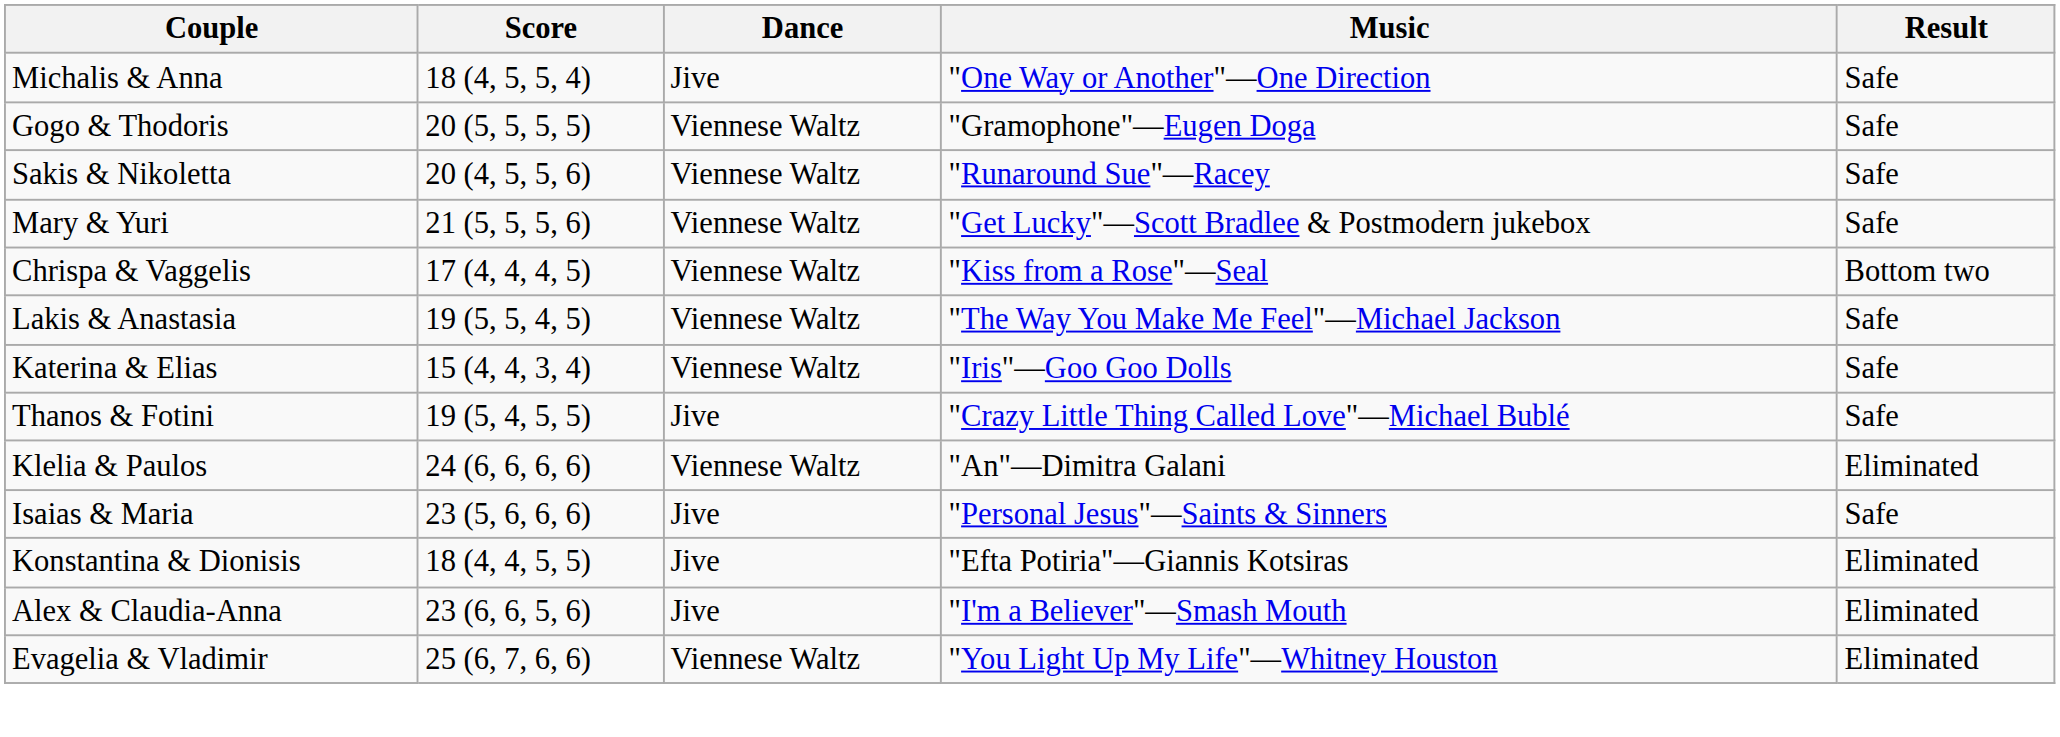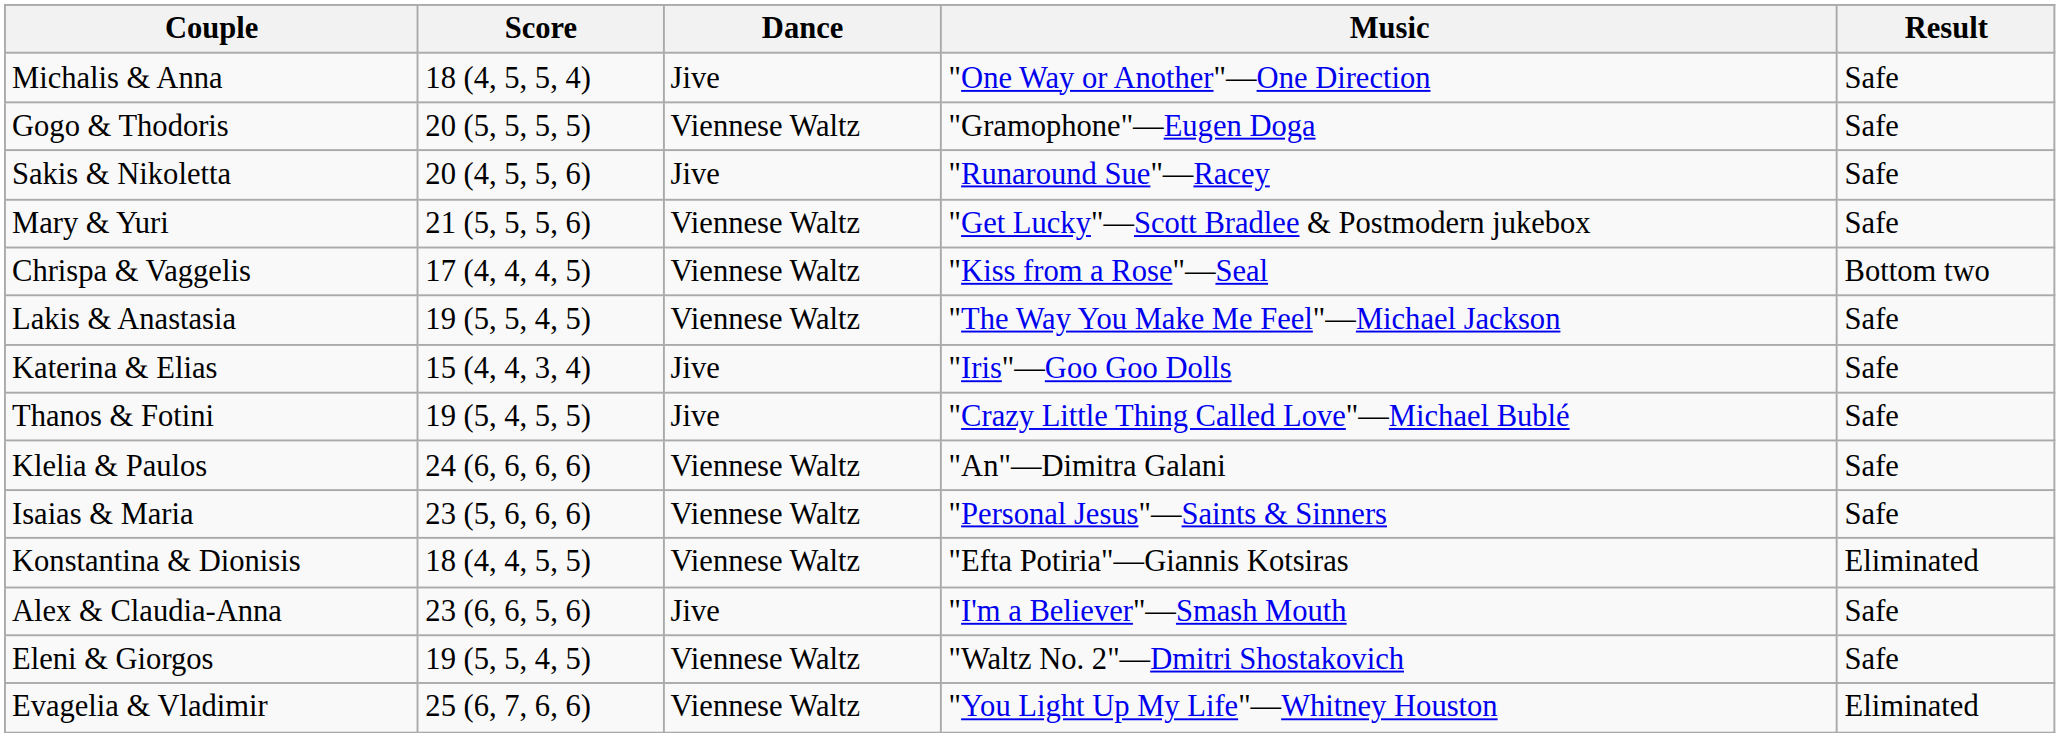(765, 174) Viennese Waltz -> (695, 174) Jive
(765, 367) Viennese Waltz -> (695, 367) Jive
(1912, 464) Eliminated -> (1872, 464) Safe
(695, 513) Jive -> (765, 513) Viennese Waltz
(695, 561) Jive -> (765, 561) Viennese Waltz
(1912, 610) Eliminated -> (1872, 610) Safe
+ row: (113, 658)
